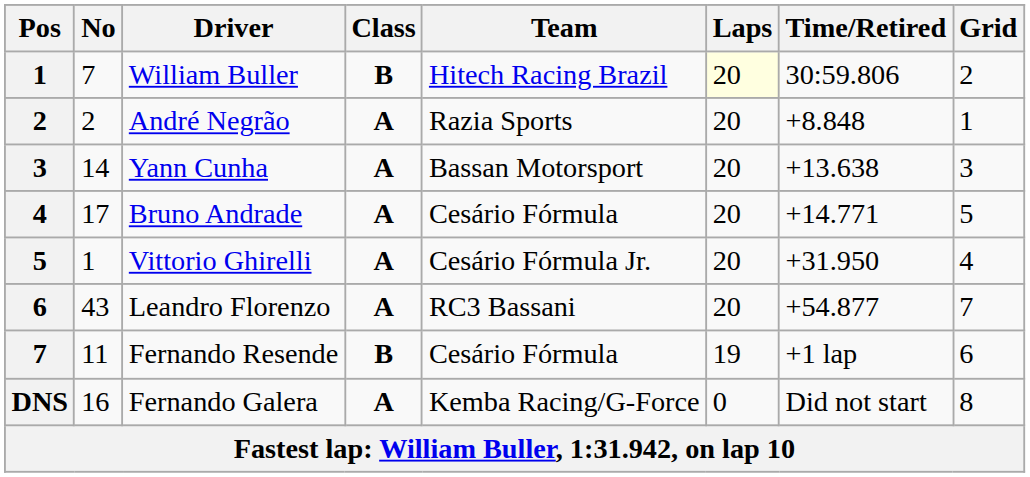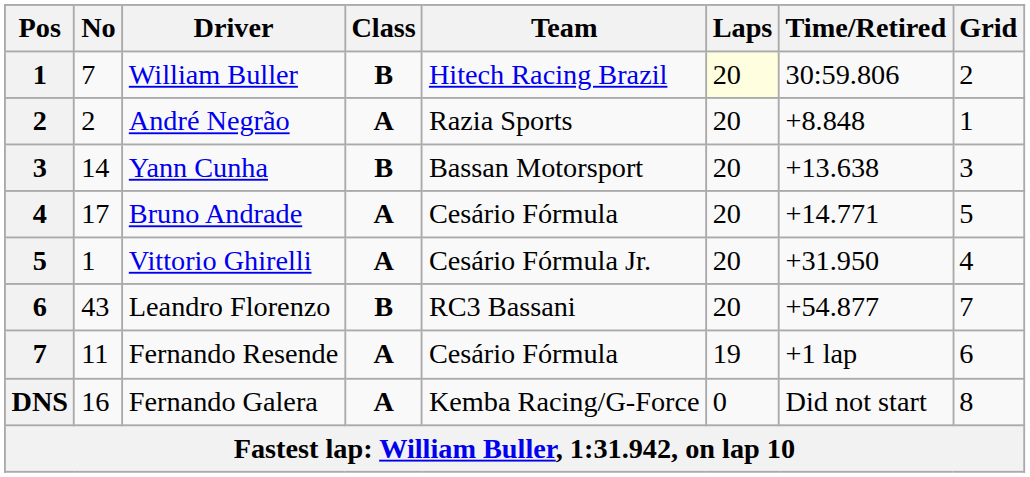(384, 167) A -> (384, 167) B
(384, 307) A -> (384, 307) B
(384, 354) B -> (384, 354) A
